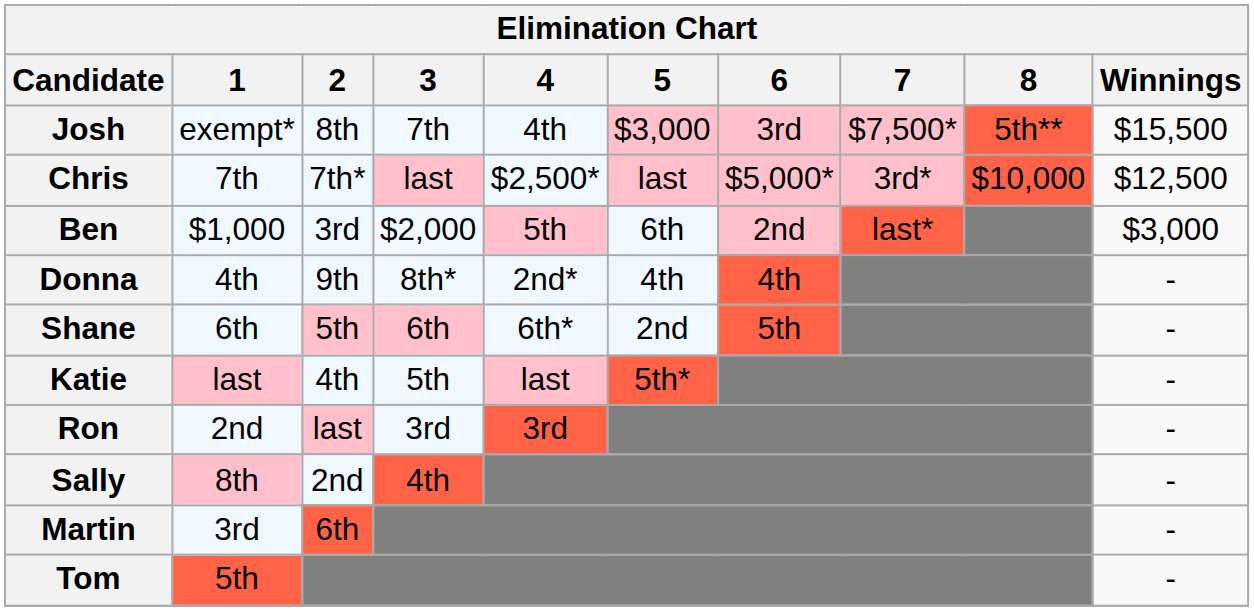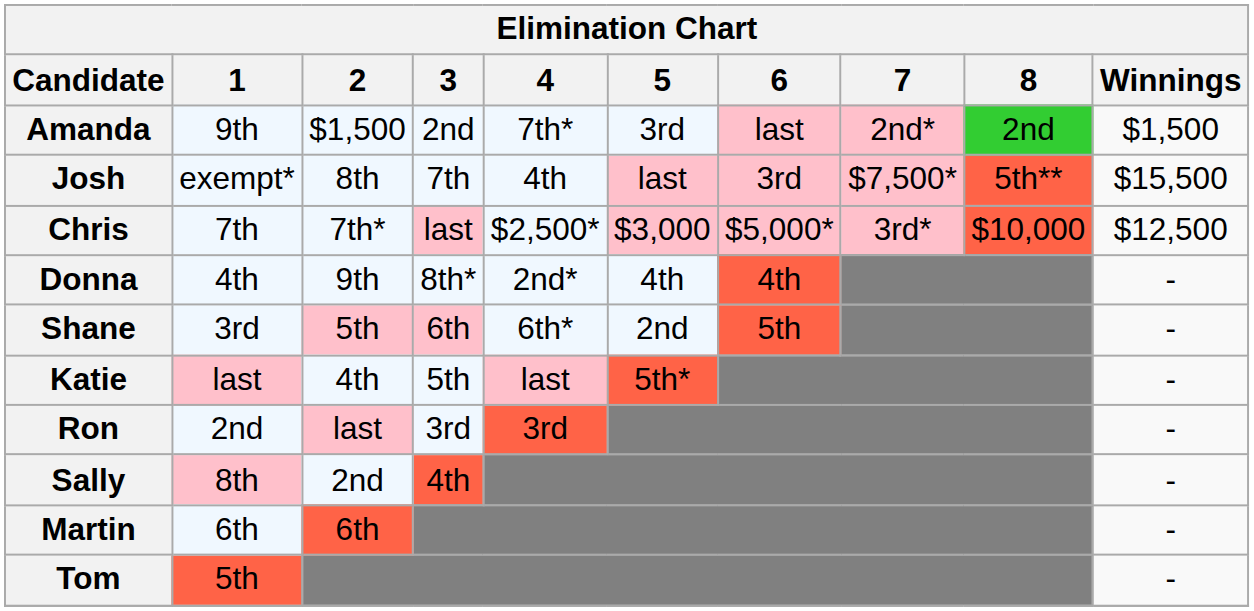+ row: (88, 129)
(662, 129) $3,000 -> (662, 179) last
(662, 179) last -> (662, 229) $3,000
- row: (88, 229)
(237, 329) 6th -> (237, 329) 3rd
(237, 529) 3rd -> (237, 529) 6th
